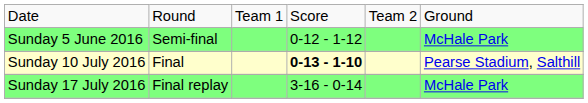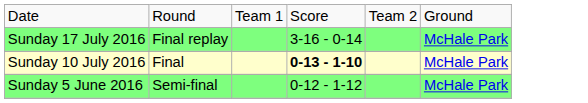rows swapped: (75, 39) <-> (77, 86)
(502, 62) Pearse Stadium, Salthill -> (466, 62) McHale Park
